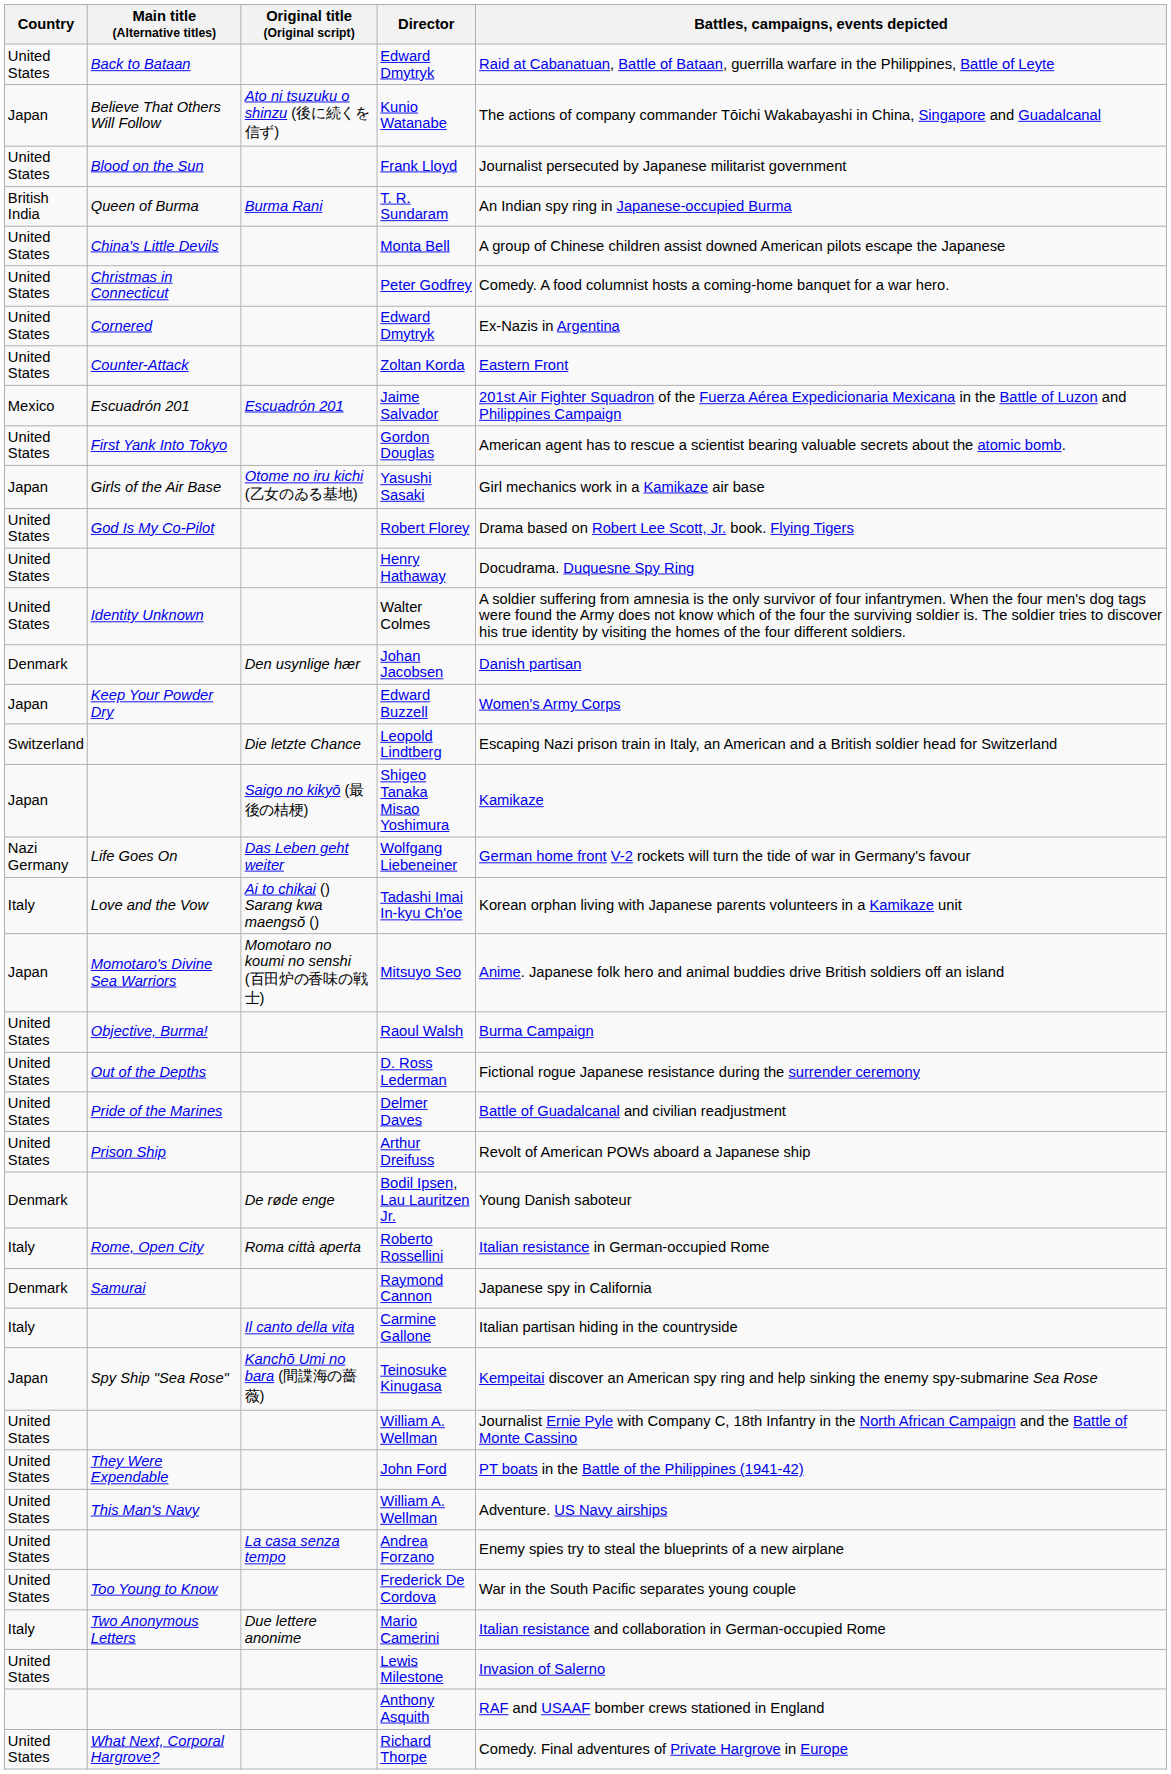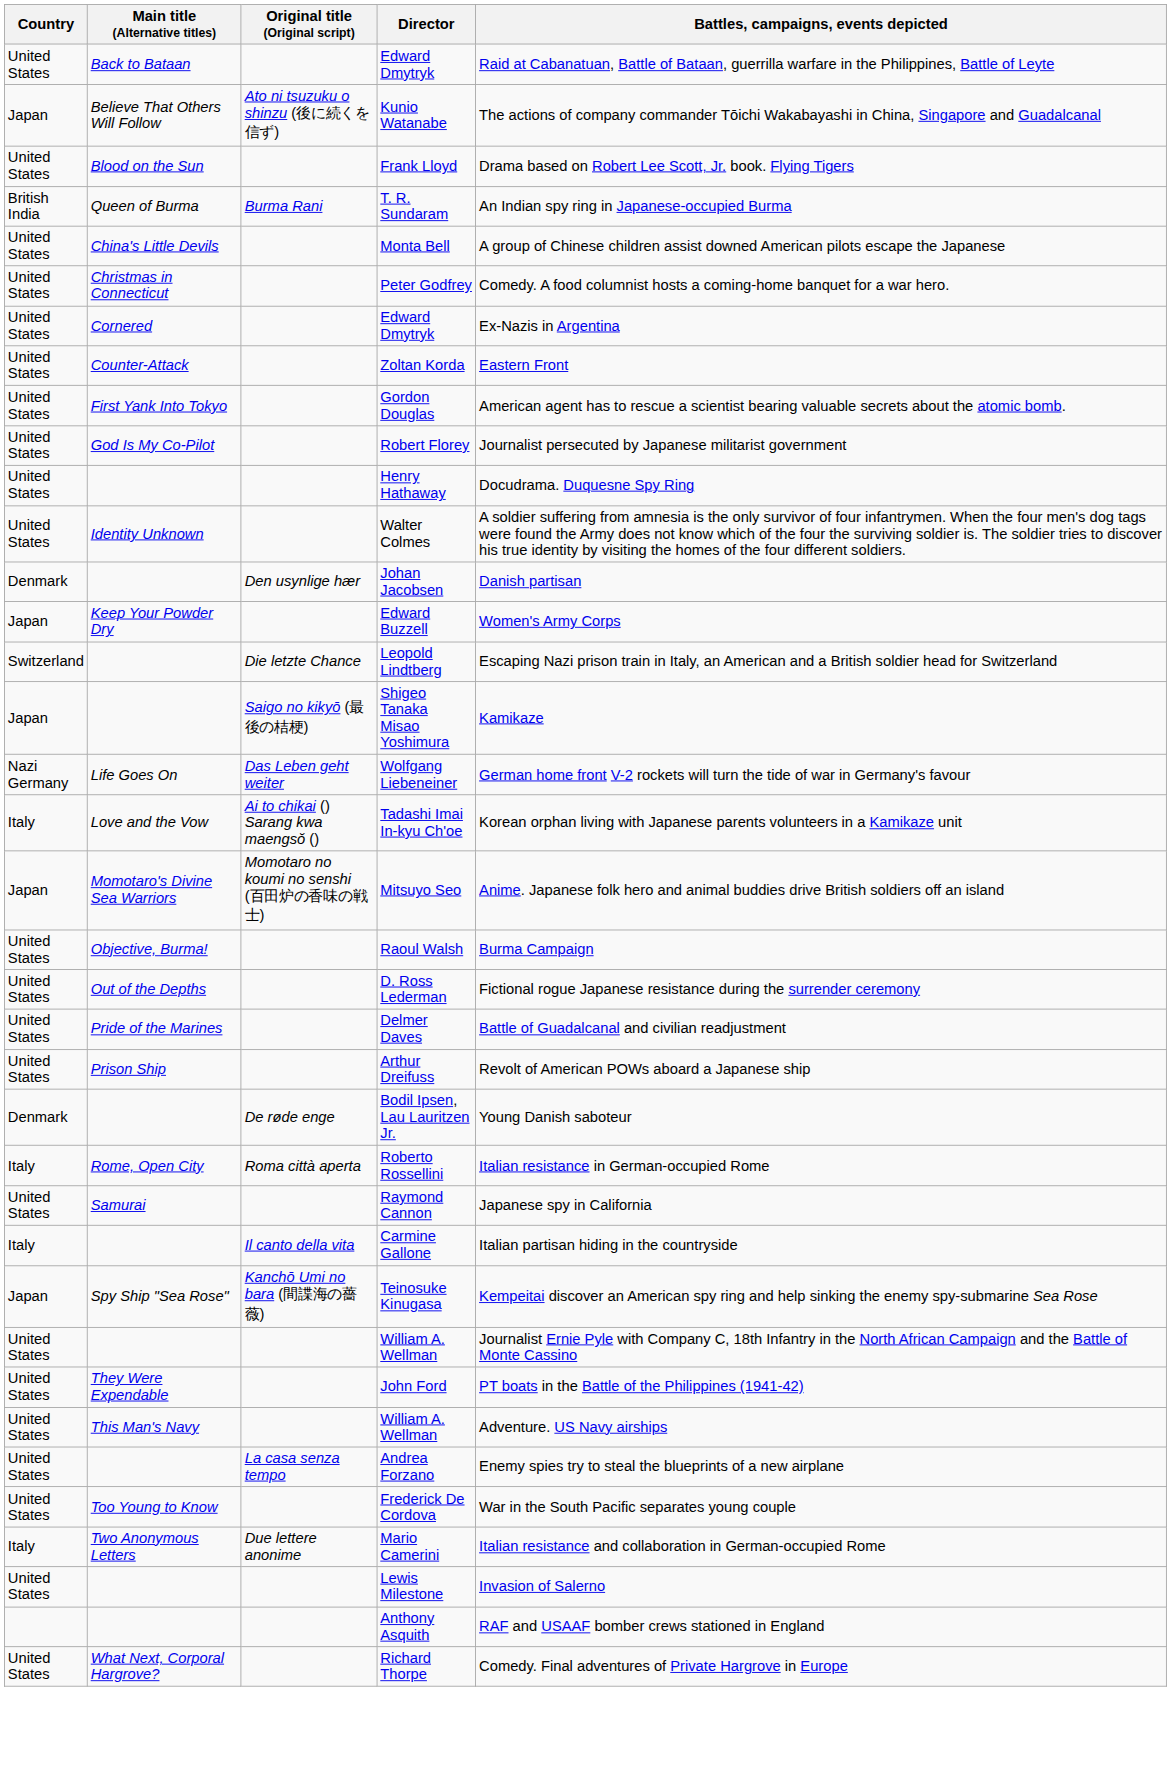(663, 166) Journalist persecuted by Japanese militarist government -> (666, 166) Drama based on Robert Lee Scott, Jr. book. Flying Tigers
- row: (140, 405)
- row: (156, 486)
(666, 528) Drama based on Robert Lee Scott, Jr. book. Flying Tigers -> (663, 445) Journalist persecuted by Japanese militarist government
(38, 1288) Denmark -> (29, 1205) United States
